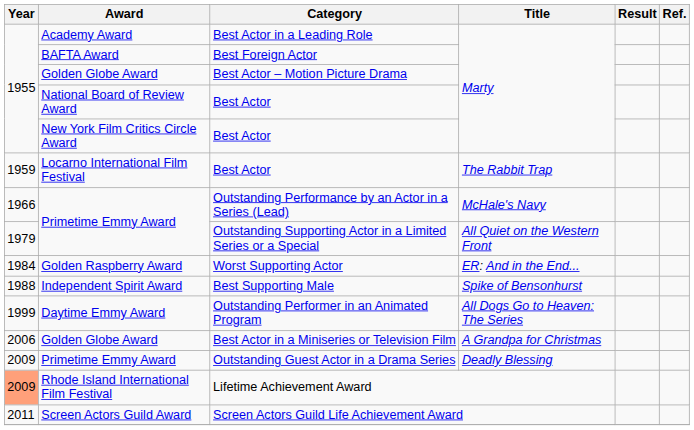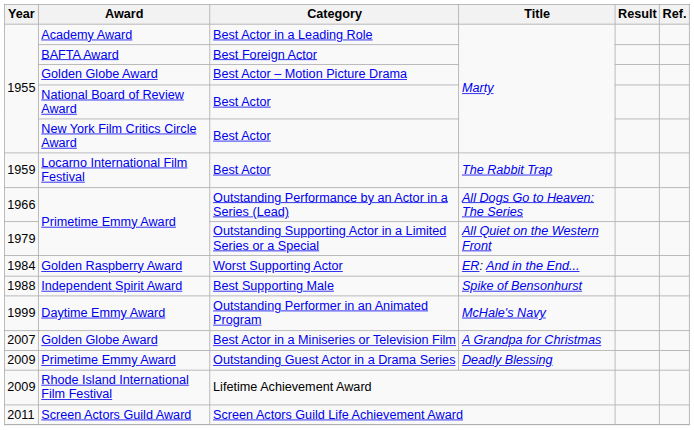(504, 204) McHale's Navy -> (528, 204) All Dogs Go to Heaven: The Series
(528, 313) All Dogs Go to Heaven: The Series -> (504, 313) McHale's Navy
(21, 340) 2006 -> (21, 340) 2007
(21, 387) lightsalmon background -> (21, 387) no background
